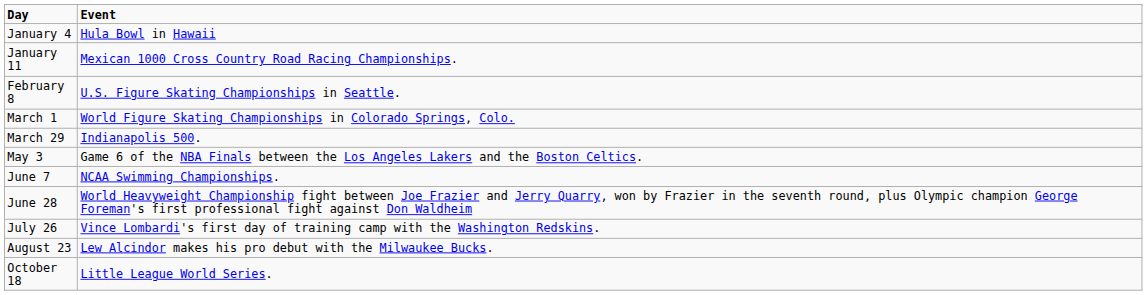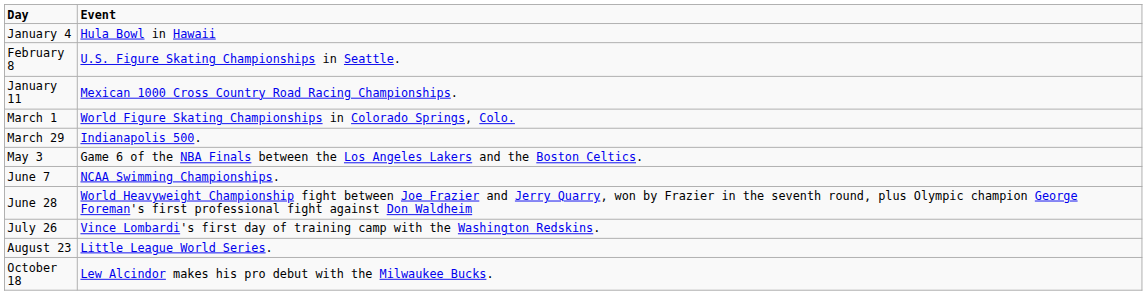rows swapped: (32, 59) <-> (36, 92)
(287, 248) Lew Alcindor makes his pro debut with the Milwaukee Bucks. -> (177, 248) Little League World Series.
(177, 274) Little League World Series. -> (287, 274) Lew Alcindor makes his pro debut with the Milwaukee Bucks.
